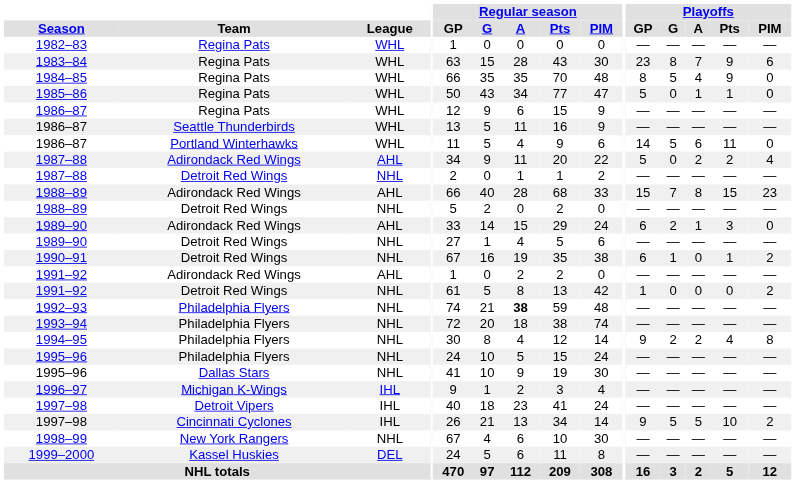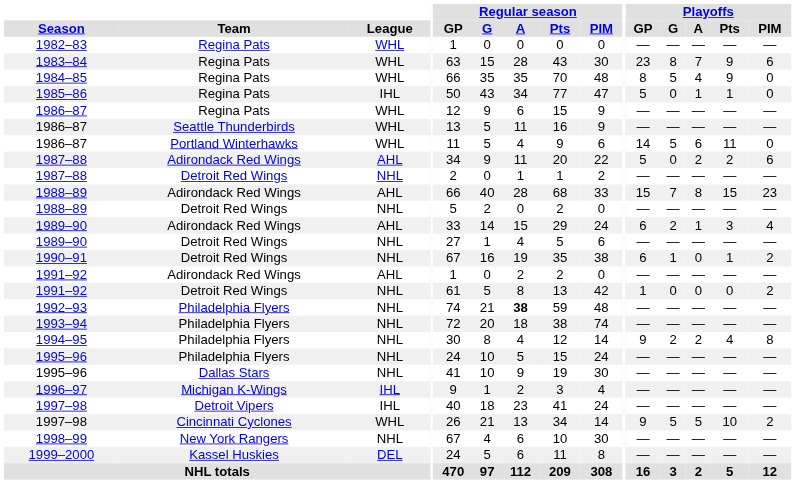(390, 94) WHL -> (390, 94) IHL
(770, 159) 4 -> (770, 159) 6
(770, 225) 0 -> (770, 225) 4
(390, 422) IHL -> (390, 422) WHL
